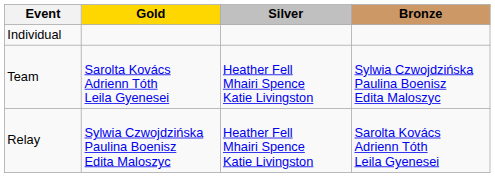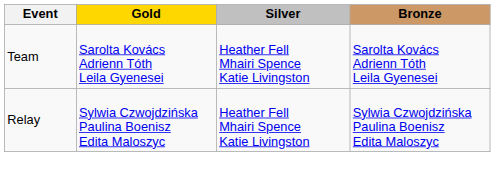- row: (34, 34)
(414, 84) Sylwia Czwojdzińska Paulina Boenisz Edita Maloszyc -> (396, 63) Sarolta Kovács Adrienn Tóth Leila Gyenesei
(398, 147) Sarolta Kovács Adrienn Tóth Leila Gyenesei -> (412, 127) Sylwia Czwojdzińska Paulina Boenisz Edita Maloszyc
